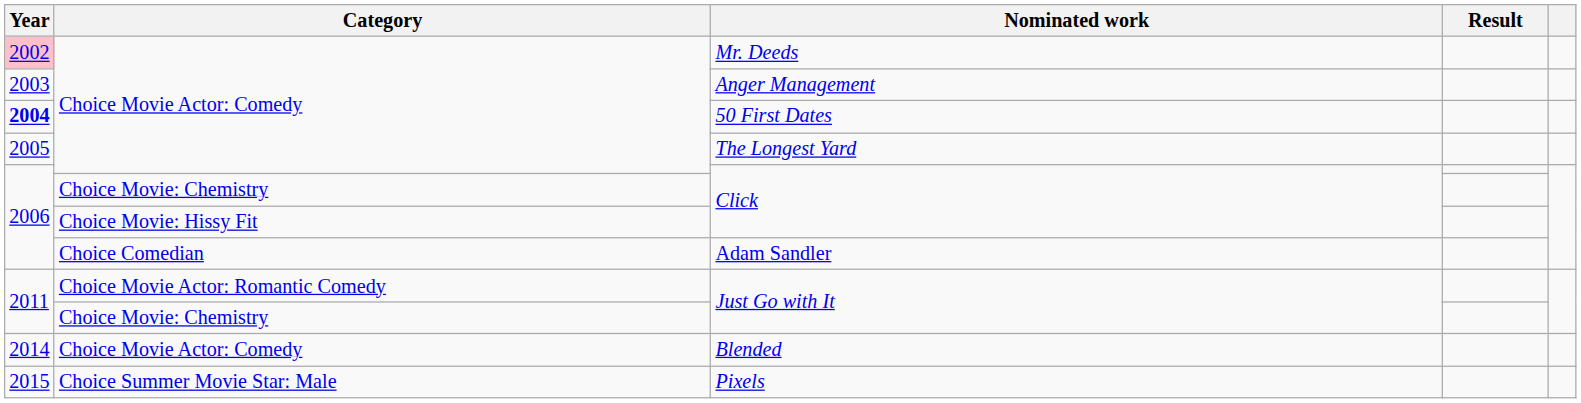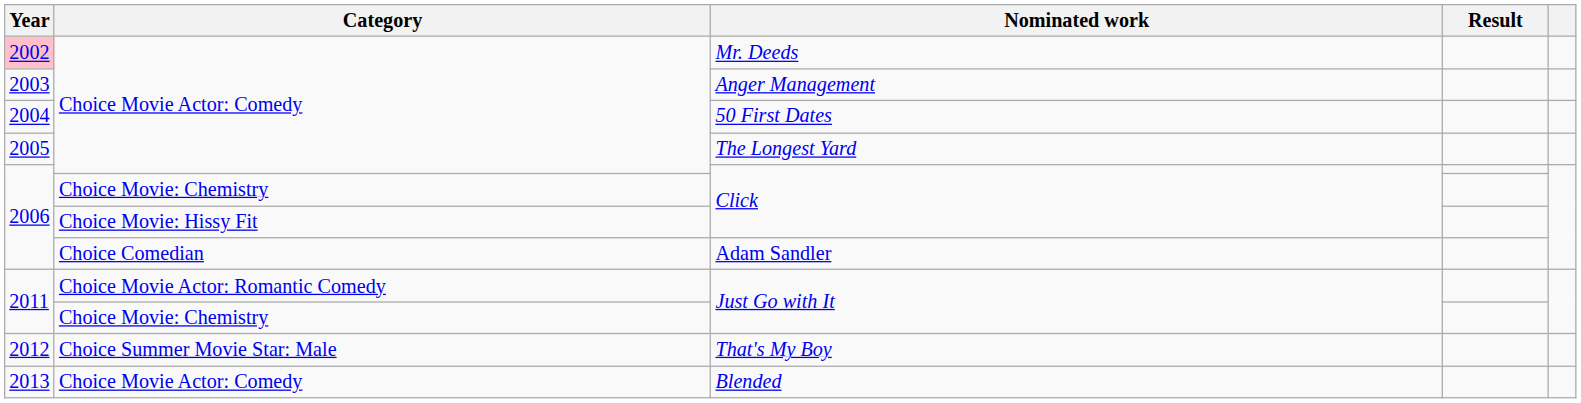(29, 116) bold -> (29, 116) normal
+ row: (198, 349)
(29, 349) 2014 -> (29, 381) 2013
- row: (198, 381)
